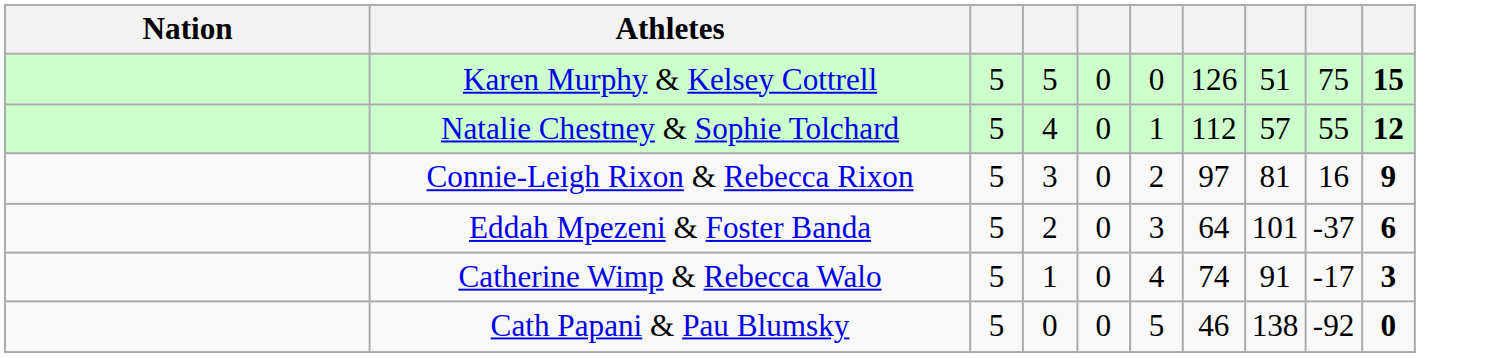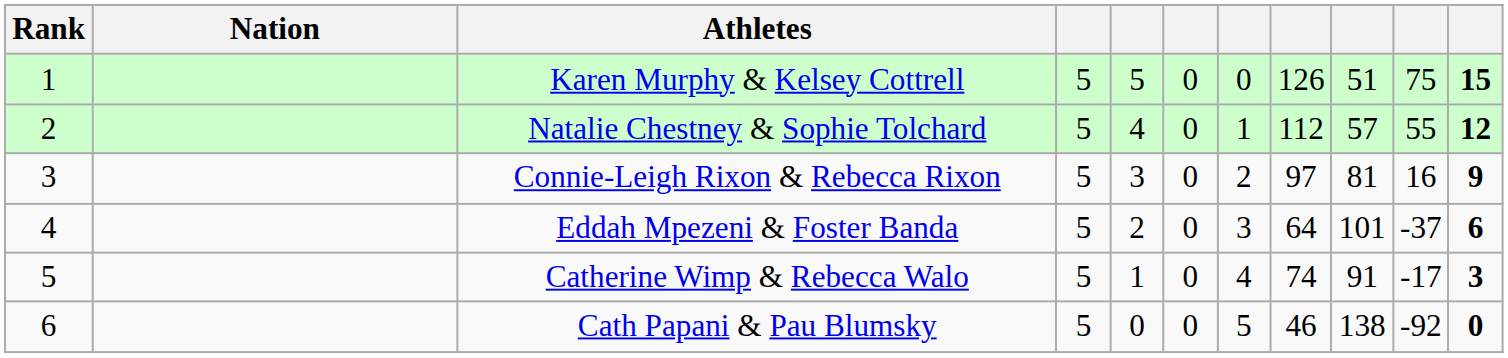+ column: (49, 29)
